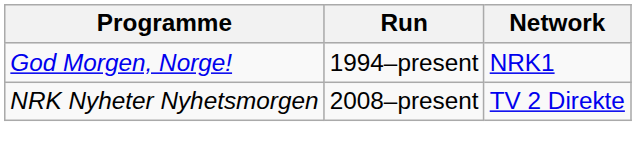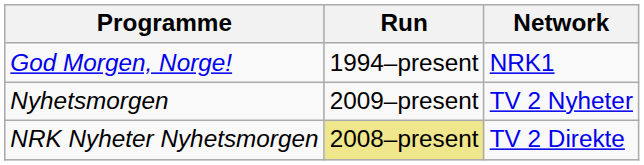+ row: (89, 100)
(404, 100) no background -> (404, 139) khaki background
